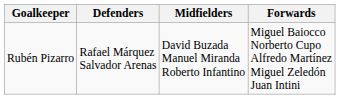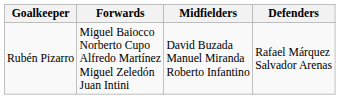columns swapped: (118, 13) <-> (291, 13)
